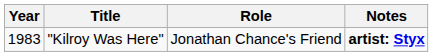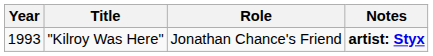(24, 39) 1983 -> (24, 39) 1993
